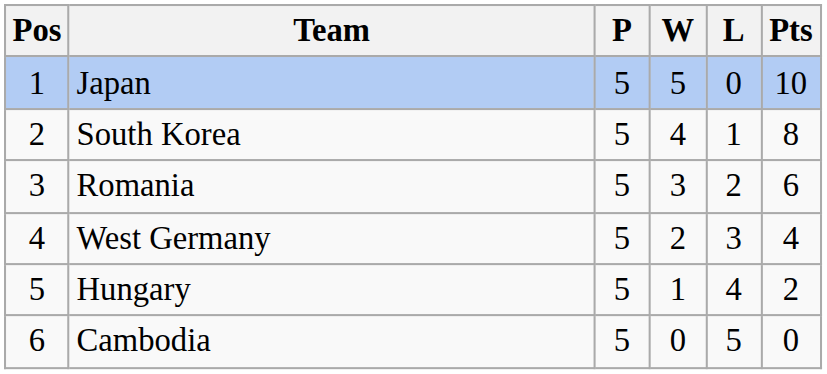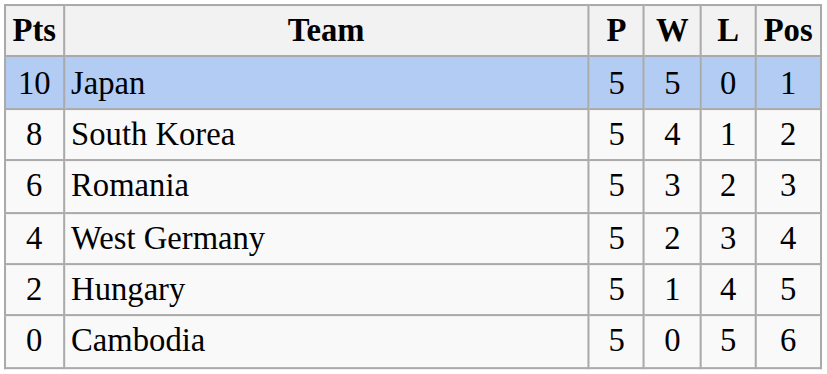columns swapped: (37, 30) <-> (791, 30)
